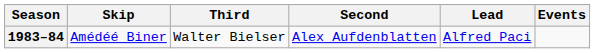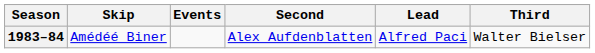columns swapped: (229, 15) <-> (562, 15)
